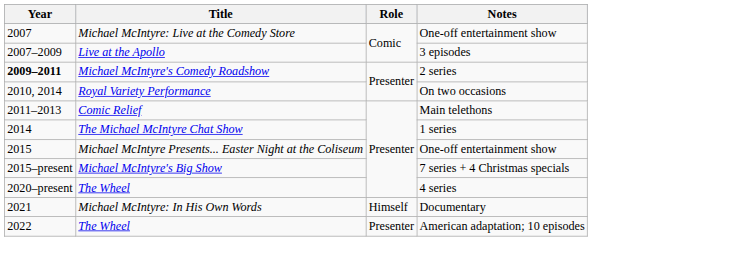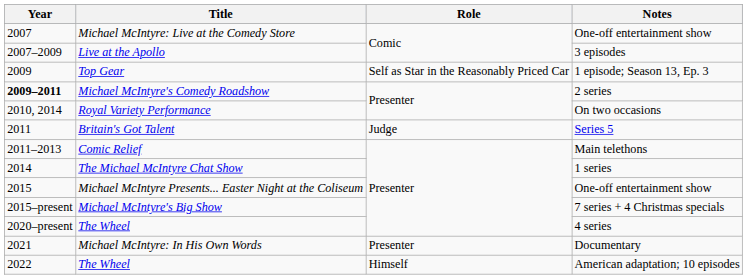+ row: (101, 71)
+ row: (126, 129)
(388, 206) Himself -> (391, 245) Presenter
(391, 226) Presenter -> (388, 264) Himself
